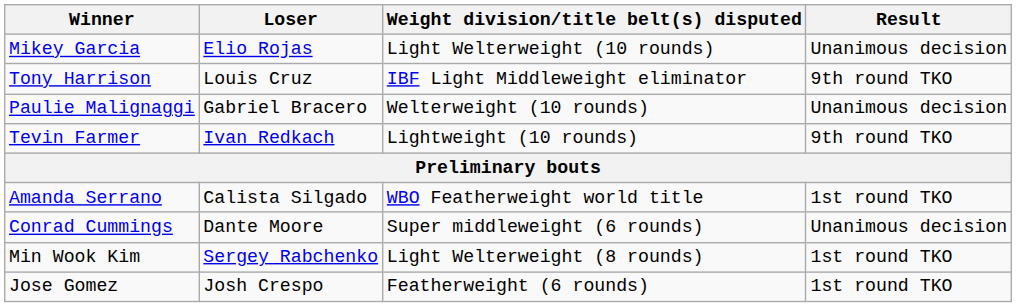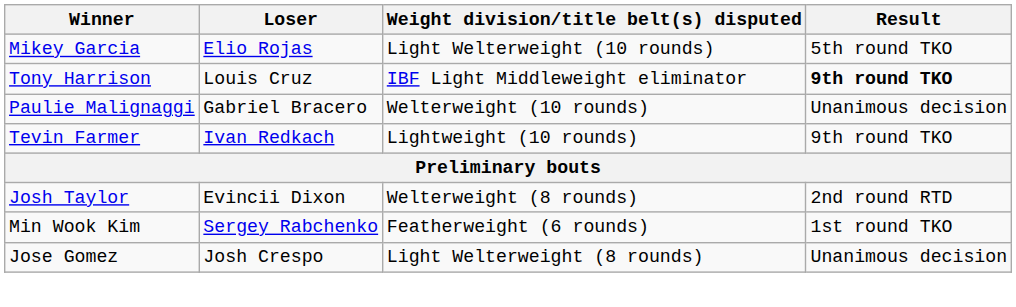(909, 49) Unanimous decision -> (881, 49) 5th round TKO
(881, 79) normal -> (881, 79) bold
- row: (85, 198)
- row: (91, 227)
+ row: (69, 198)
(545, 257) Light Welterweight (8 rounds) -> (518, 227) Featherweight (6 rounds)
(518, 286) Featherweight (6 rounds) -> (545, 257) Light Welterweight (8 rounds)
(881, 286) 1st round TKO -> (909, 257) Unanimous decision
